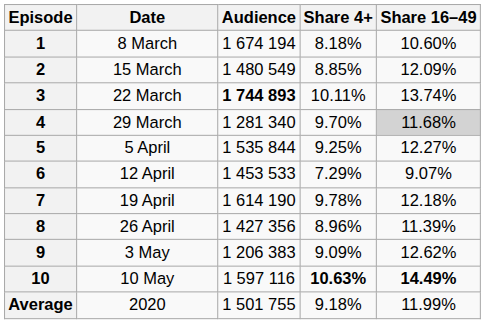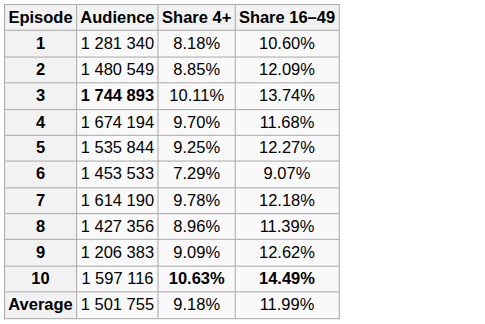- column: (147, 17)
(259, 43) 1 674 194 -> (117, 43) 1 281 340
(259, 122) 1 281 340 -> (117, 122) 1 674 194
(428, 122) lightgrey background -> (287, 122) no background
